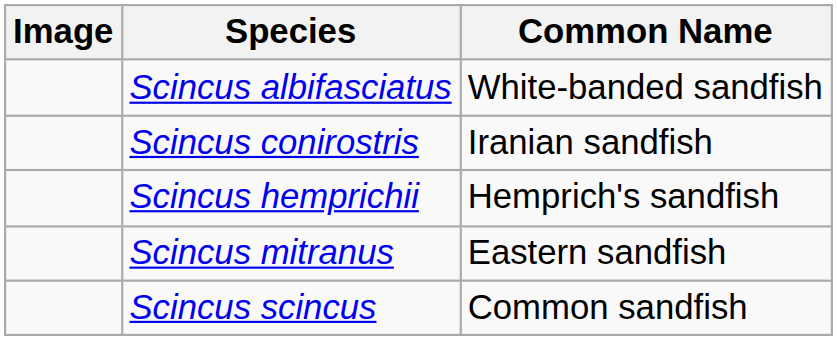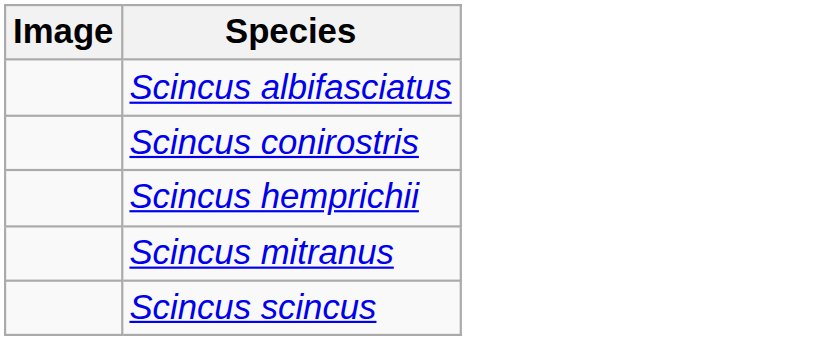- column: (645, 32)
